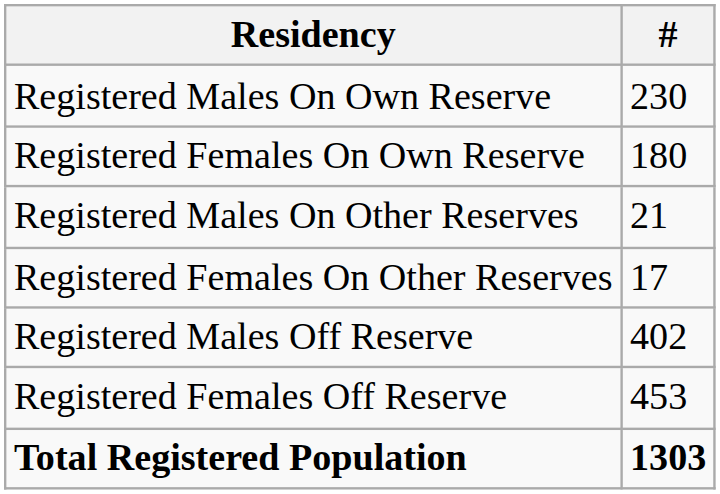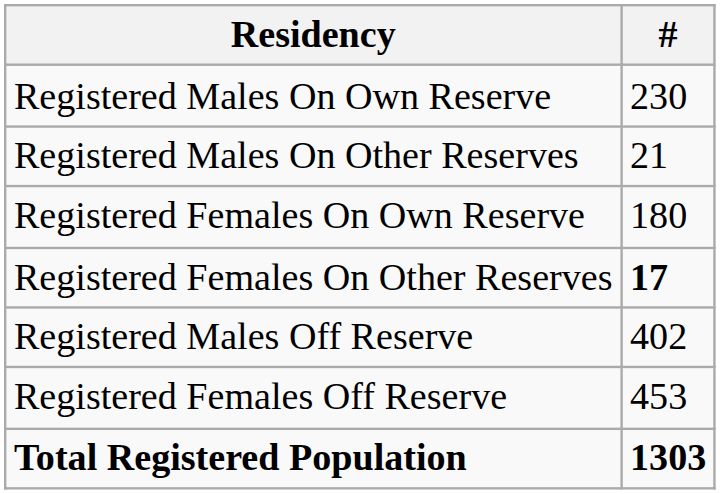rows swapped: (299, 155) <-> (296, 215)
(649, 276) normal -> (649, 276) bold
